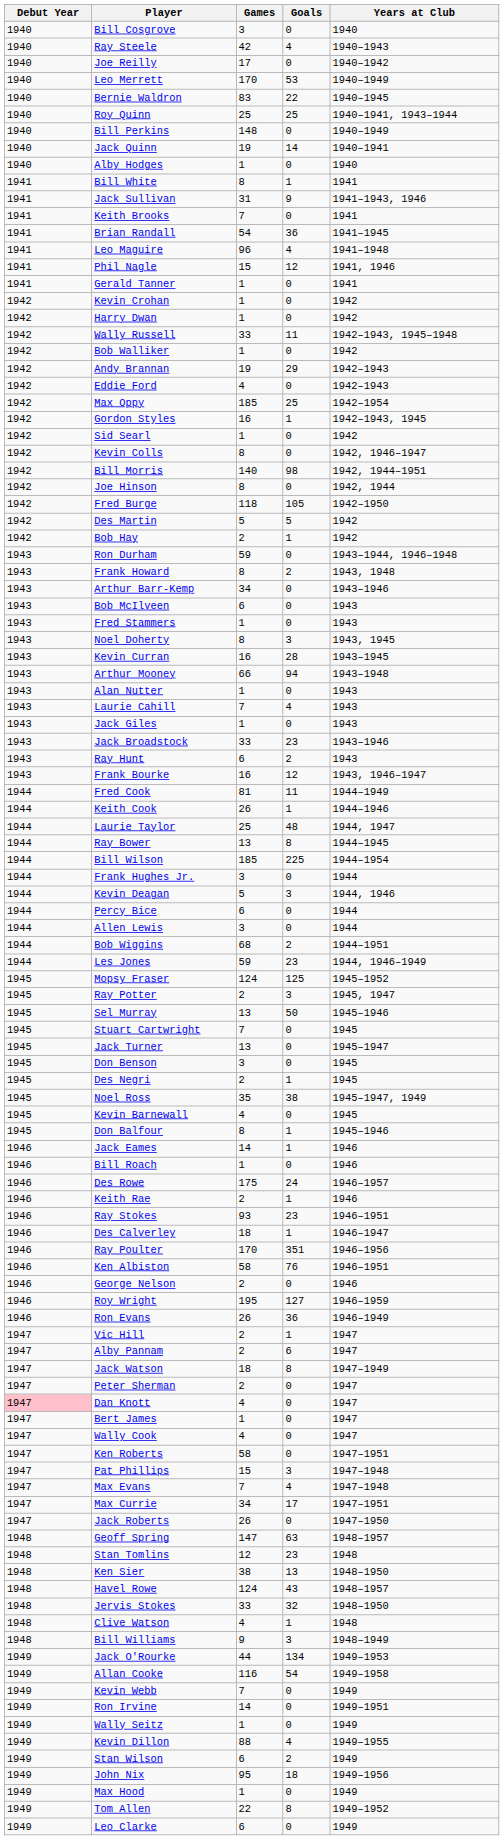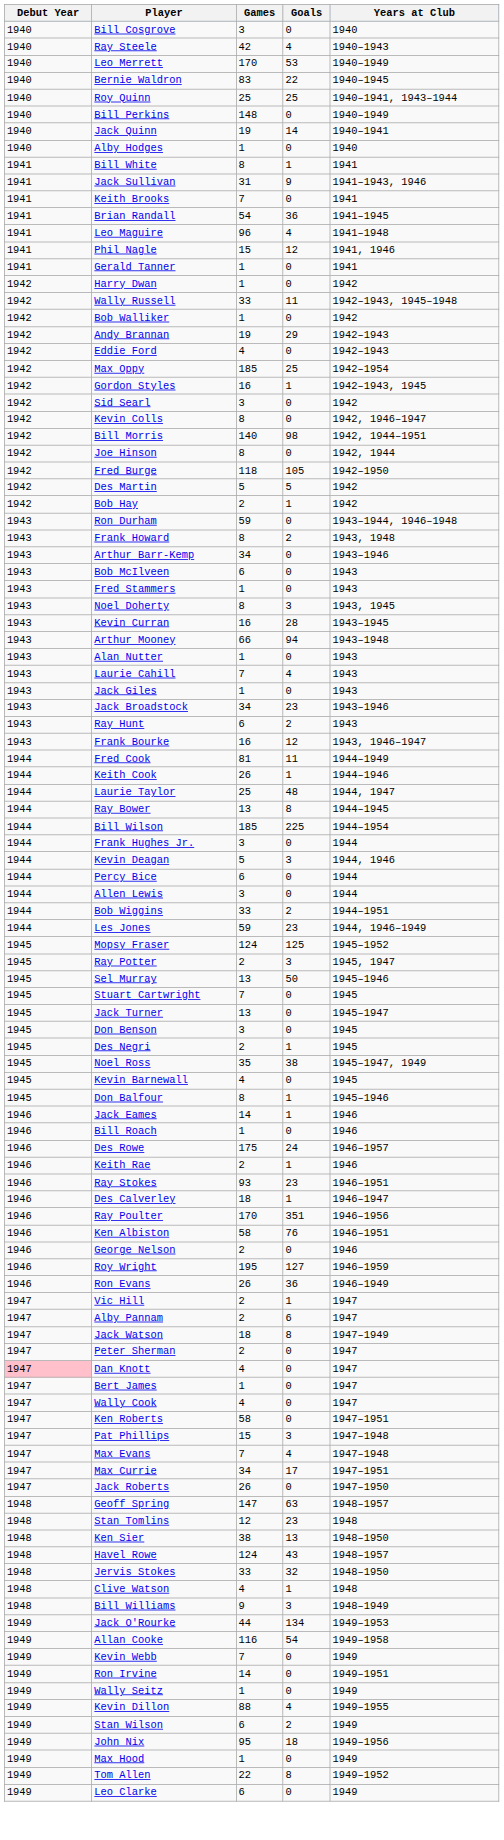- row: (126, 64)
- row: (132, 301)
(242, 437) 1 -> (242, 403) 3
(245, 742) 33 -> (245, 708) 34
(245, 945) 68 -> (245, 911) 33
